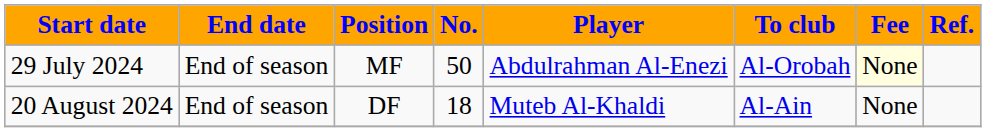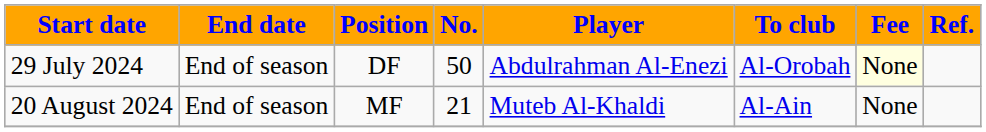(384, 65) MF -> (384, 65) DF
(384, 106) DF -> (384, 106) MF
(459, 106) 18 -> (459, 106) 21
